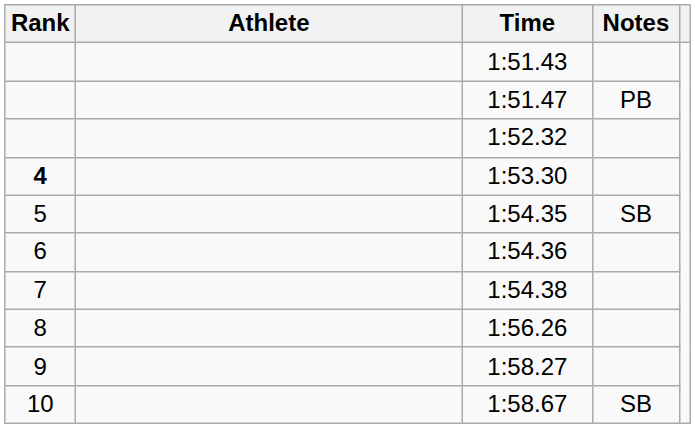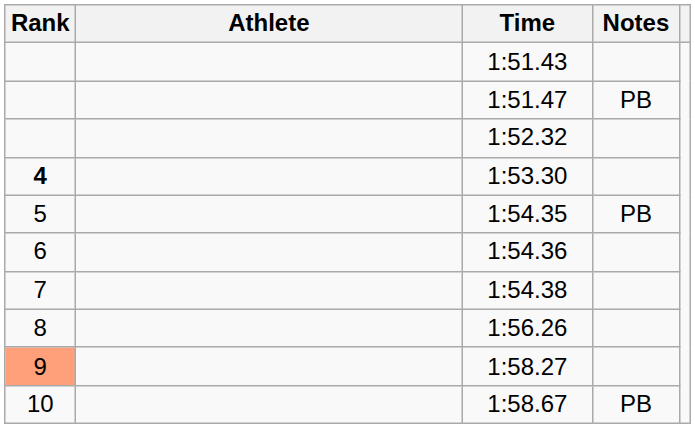(636, 213) SB -> (636, 213) PB
(40, 366) no background -> (40, 366) lightsalmon background
(636, 404) SB -> (636, 404) PB
